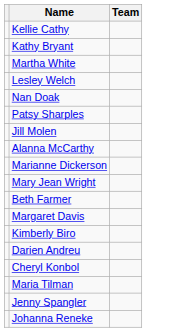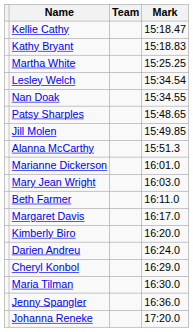+ column: (165, 13)
